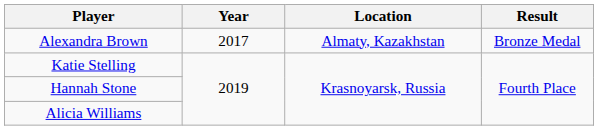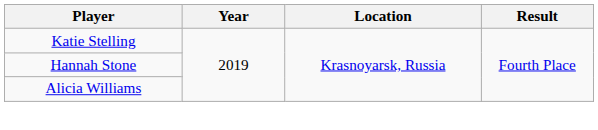- row: (93, 40)
